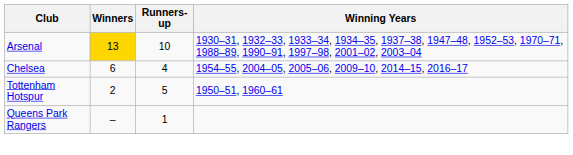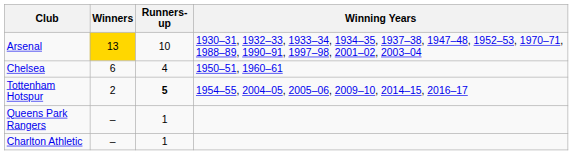(332, 69) 1954–55, 2004–05, 2005–06, 2009–10, 2014–15, 2016–17 -> (239, 69) 1950–51, 1960–61
(165, 91) normal -> (165, 91) bold
(239, 91) 1950–51, 1960–61 -> (332, 91) 1954–55, 2004–05, 2005–06, 2009–10, 2014–15, 2016–17
+ row: (45, 142)
